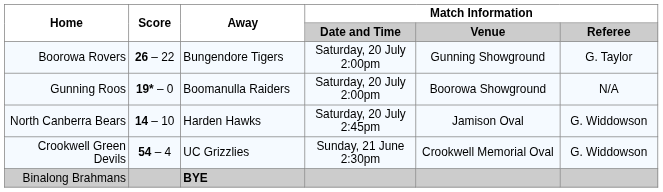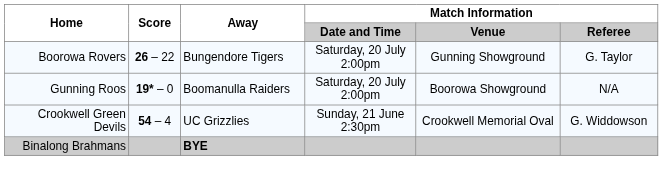- row: (68, 121)
